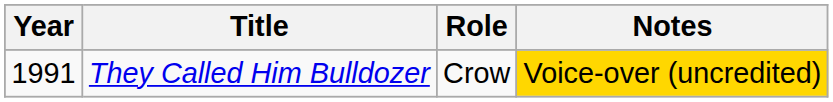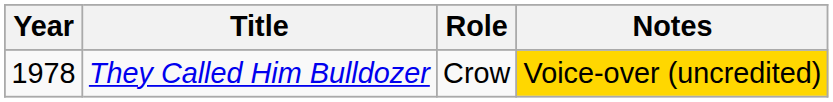(44, 73) 1991 -> (44, 73) 1978
